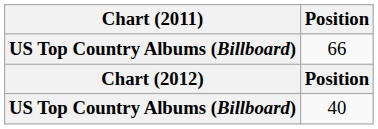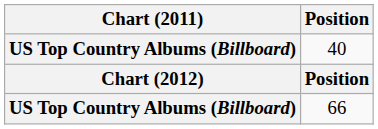rows swapped: (337, 49) <-> (337, 108)
